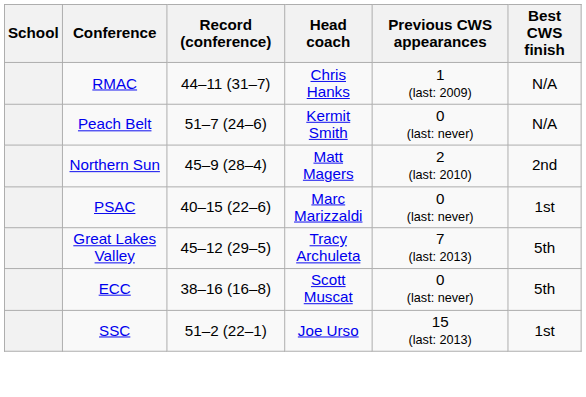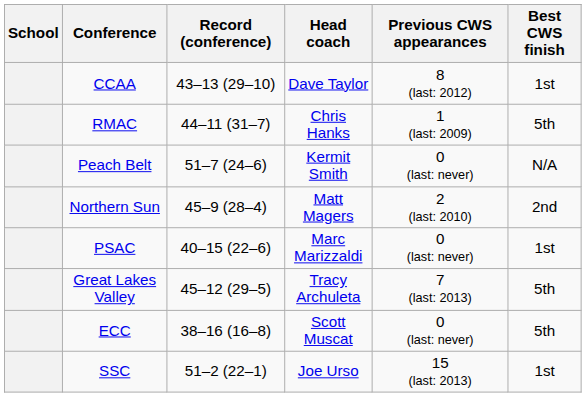+ row: (115, 83)
(545, 83) N/A -> (545, 124) 5th
